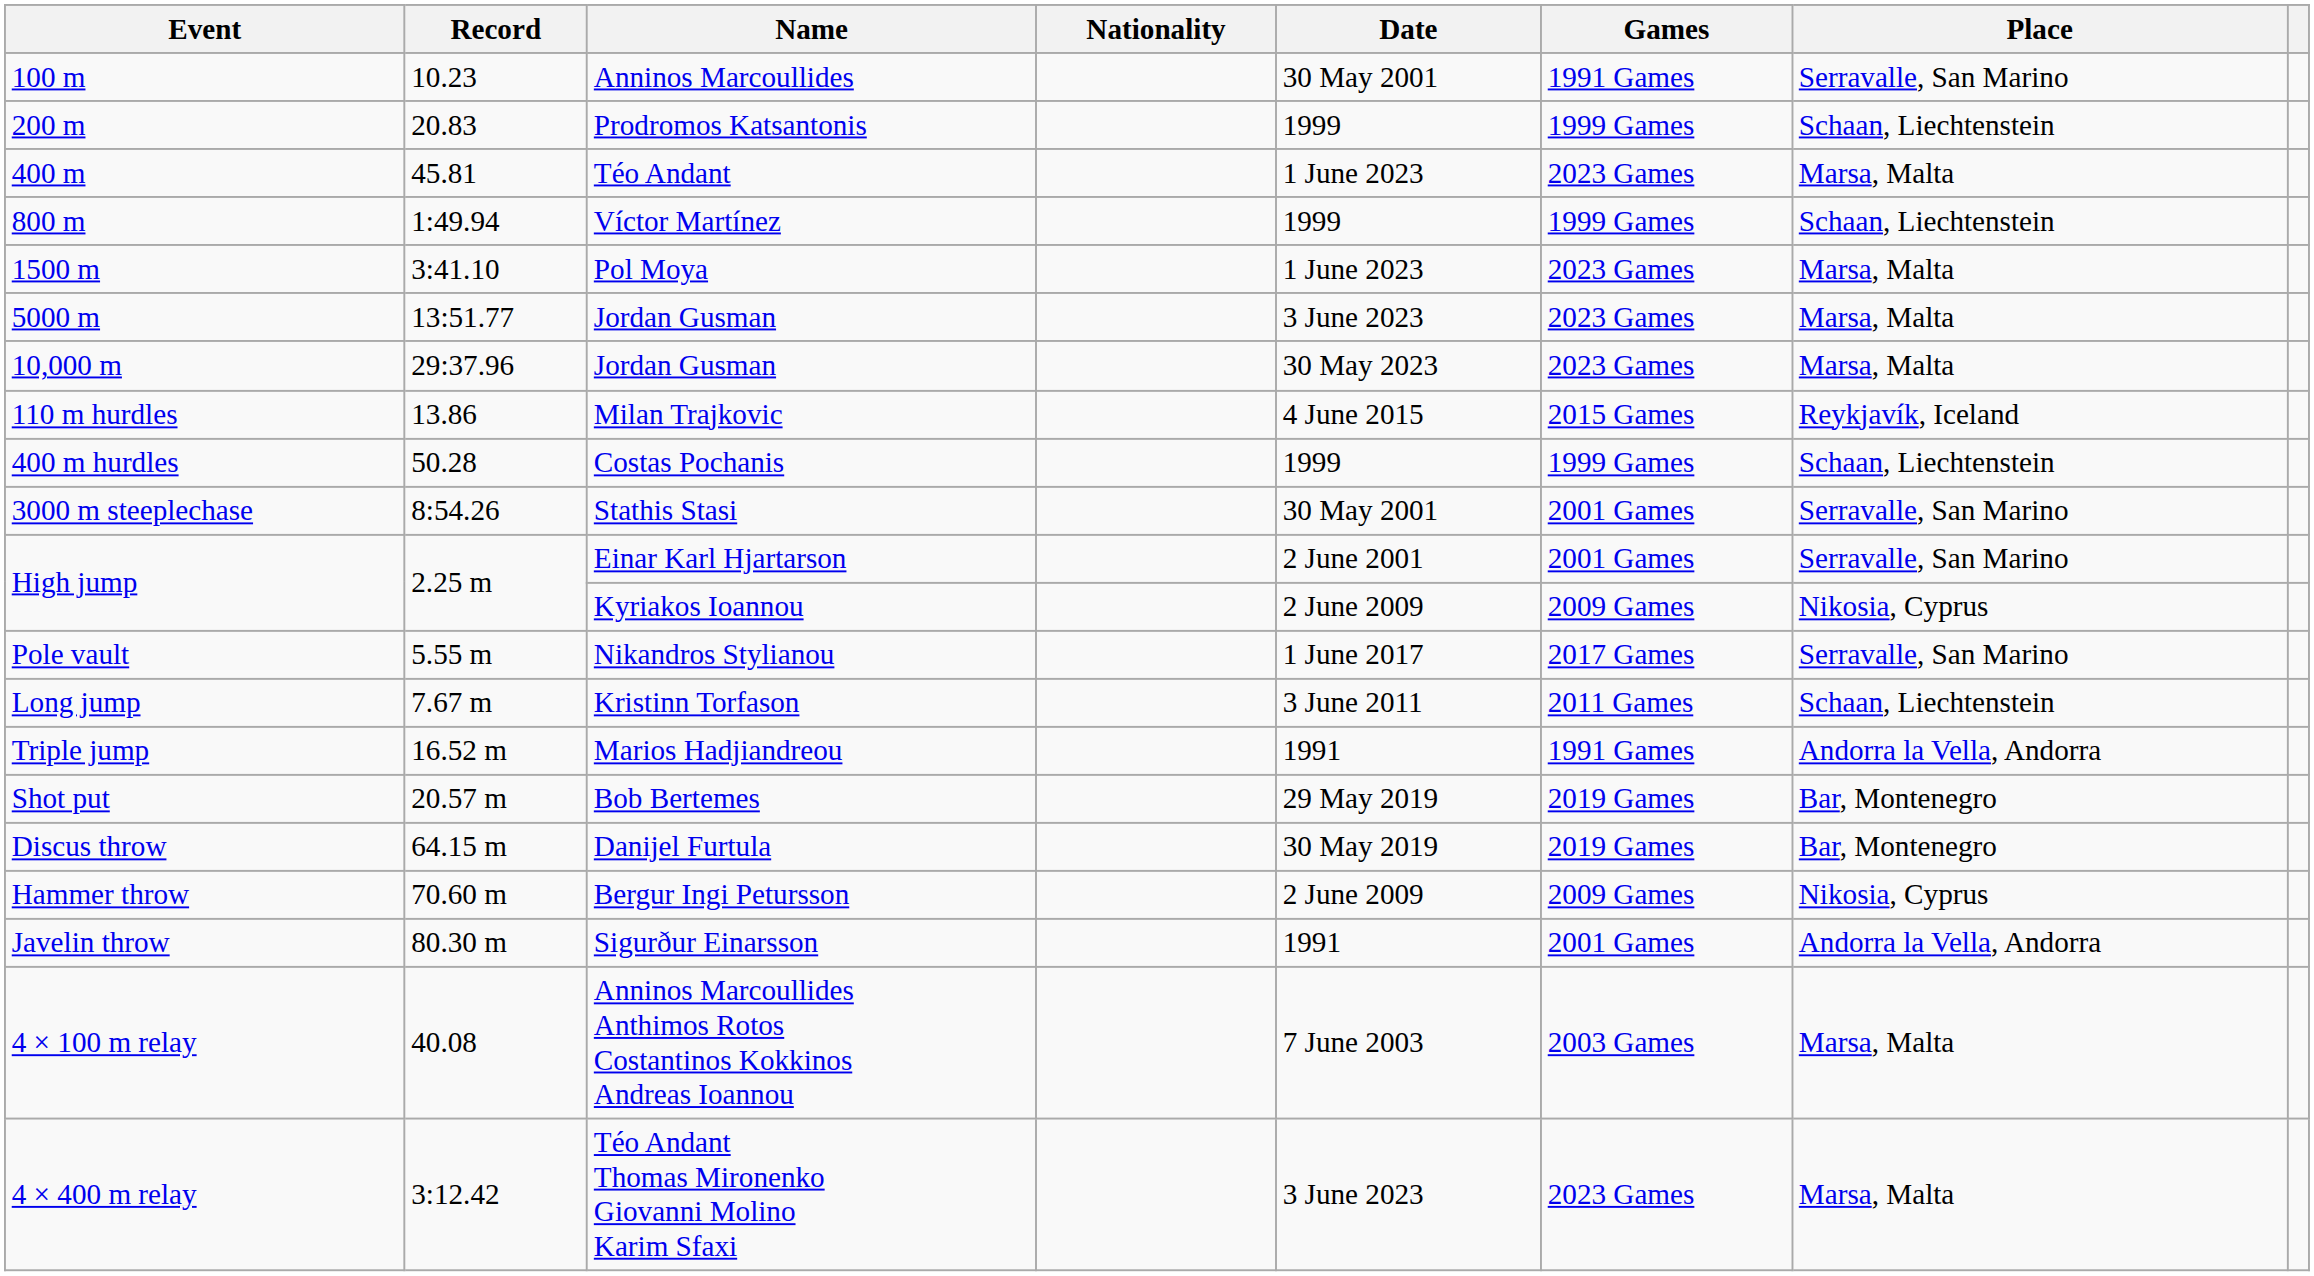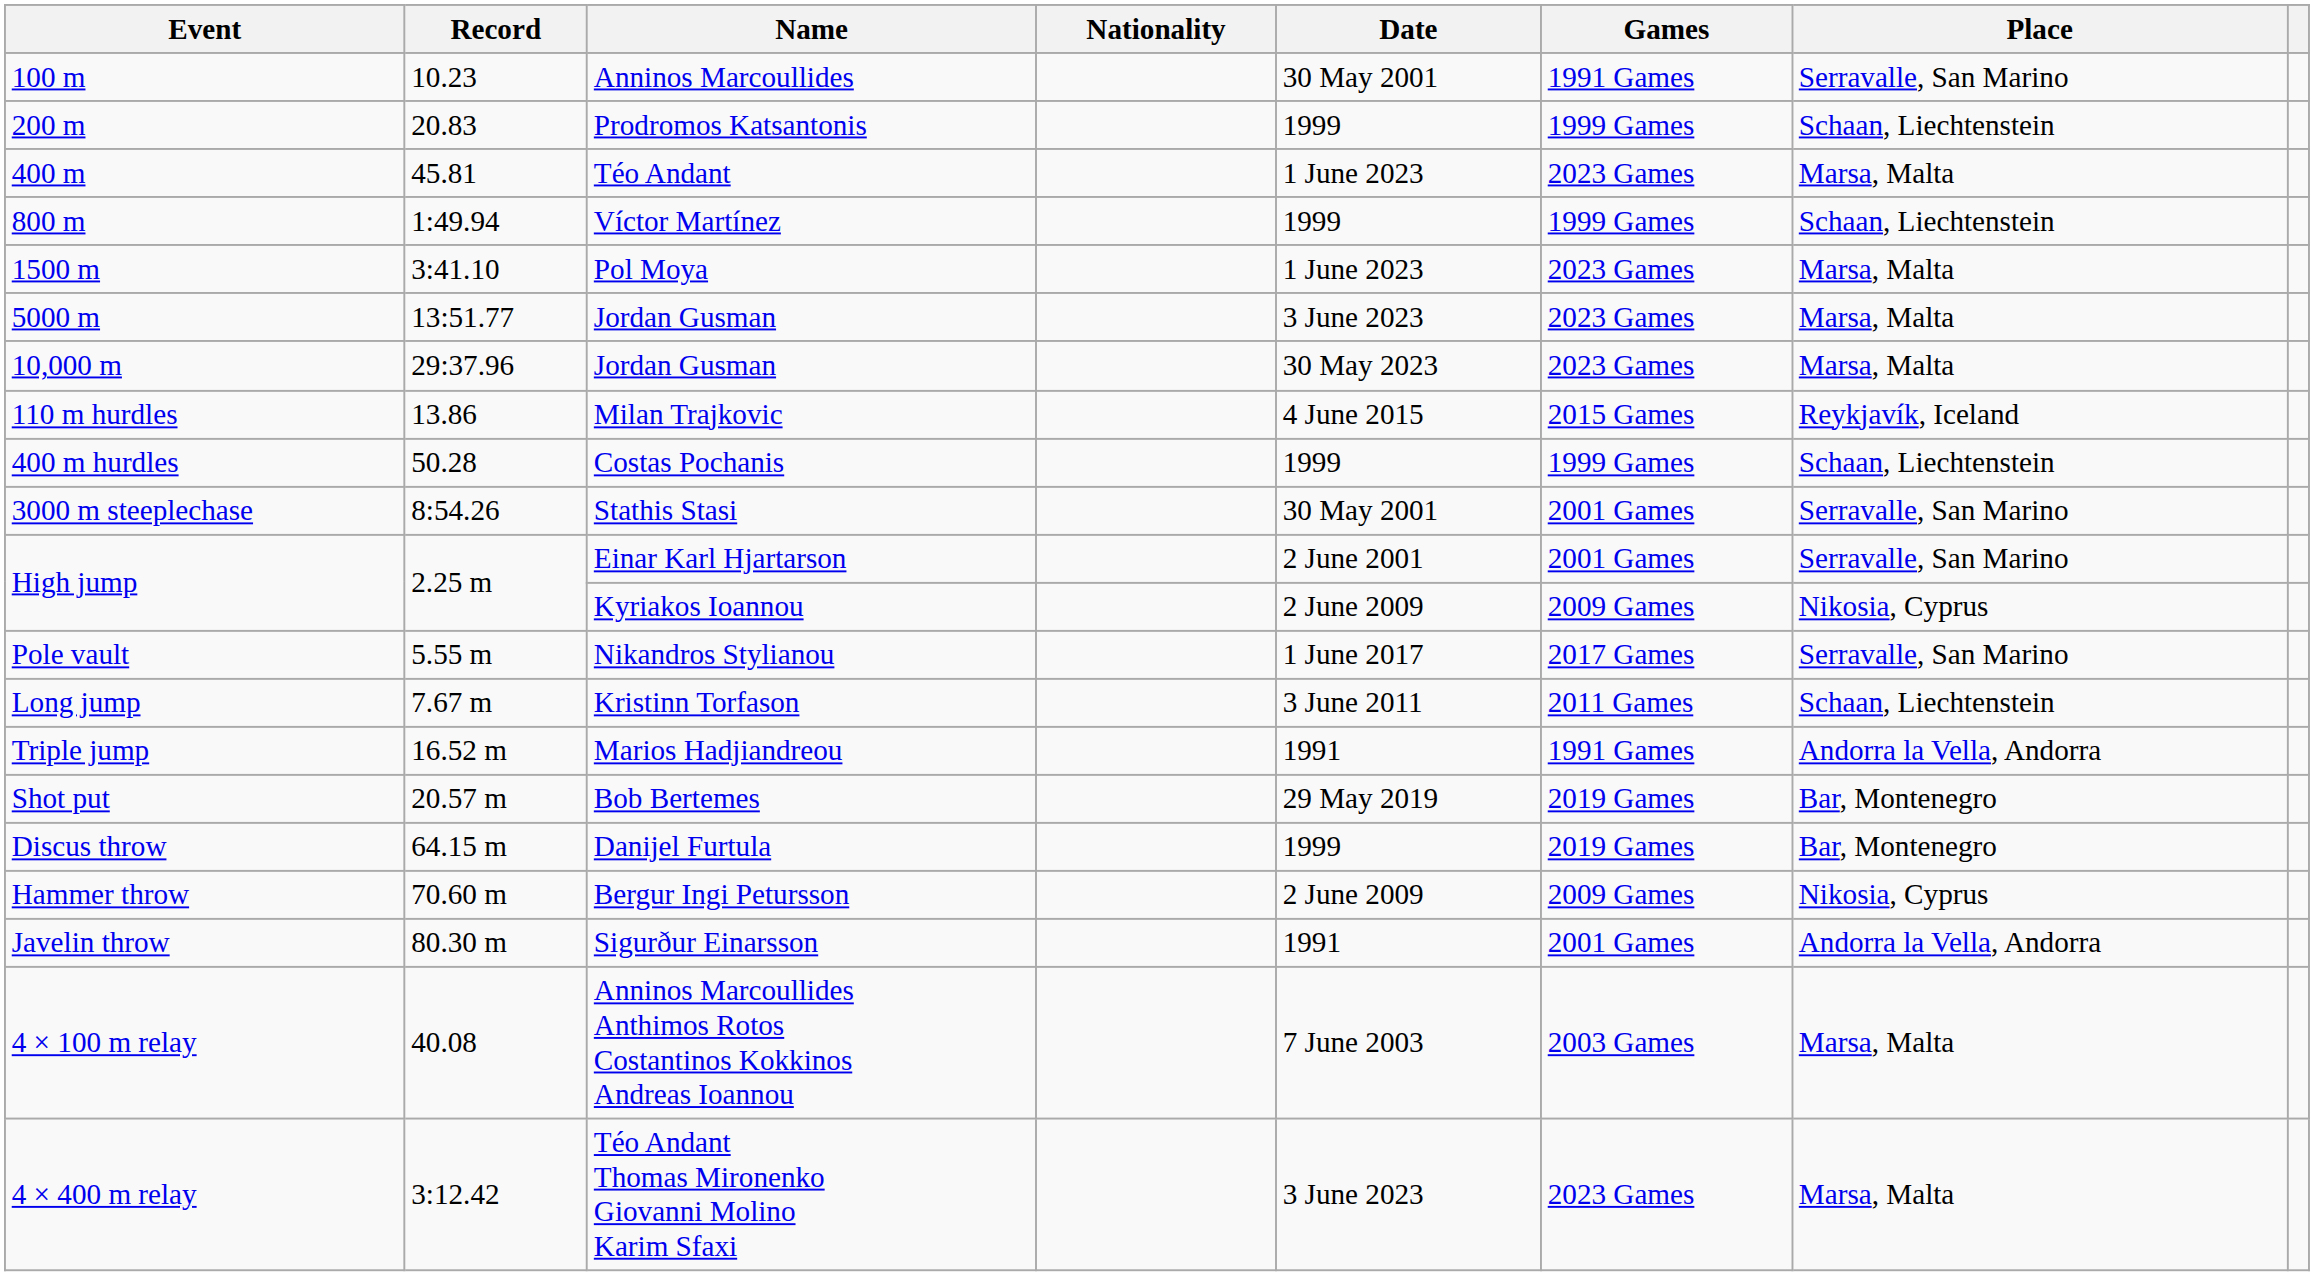(1360, 846) 30 May 2019 -> (1312, 846) 1999
